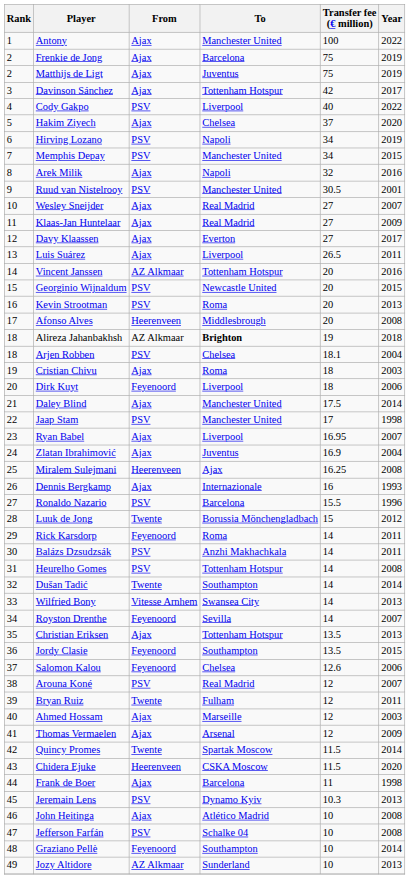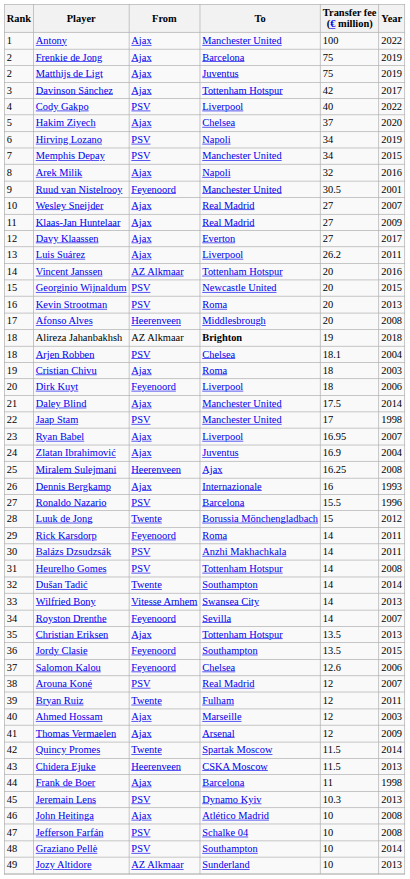(141, 189) PSV -> (154, 189) Feyenoord
(332, 255) 26.5 -> (332, 255) 26.2
(392, 766) 2020 -> (392, 766) 2013
(154, 849) Feyenoord -> (141, 849) PSV
